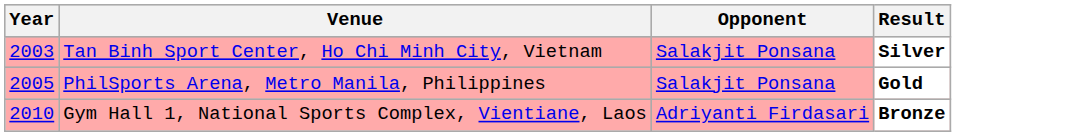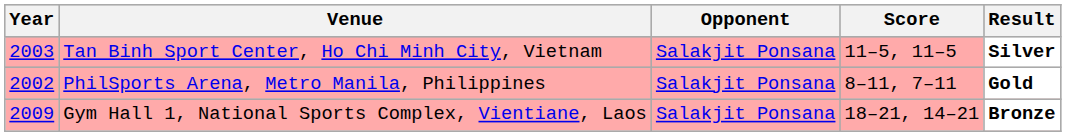+ column: (912, 20)
(32, 83) 2005 -> (32, 83) 2002
(32, 115) 2010 -> (32, 115) 2009
(763, 115) Adriyanti Firdasari -> (746, 115) Salakjit Ponsana
